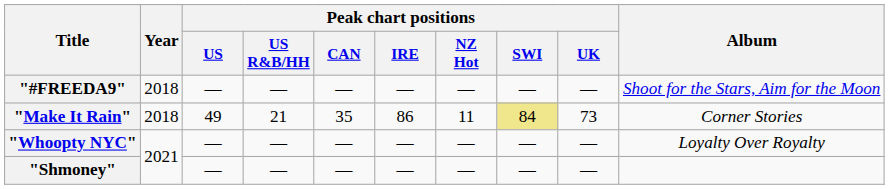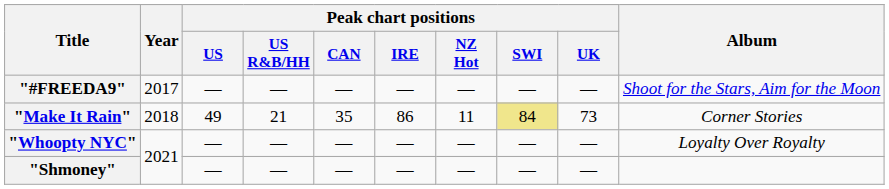(161, 88) 2018 -> (161, 88) 2017
